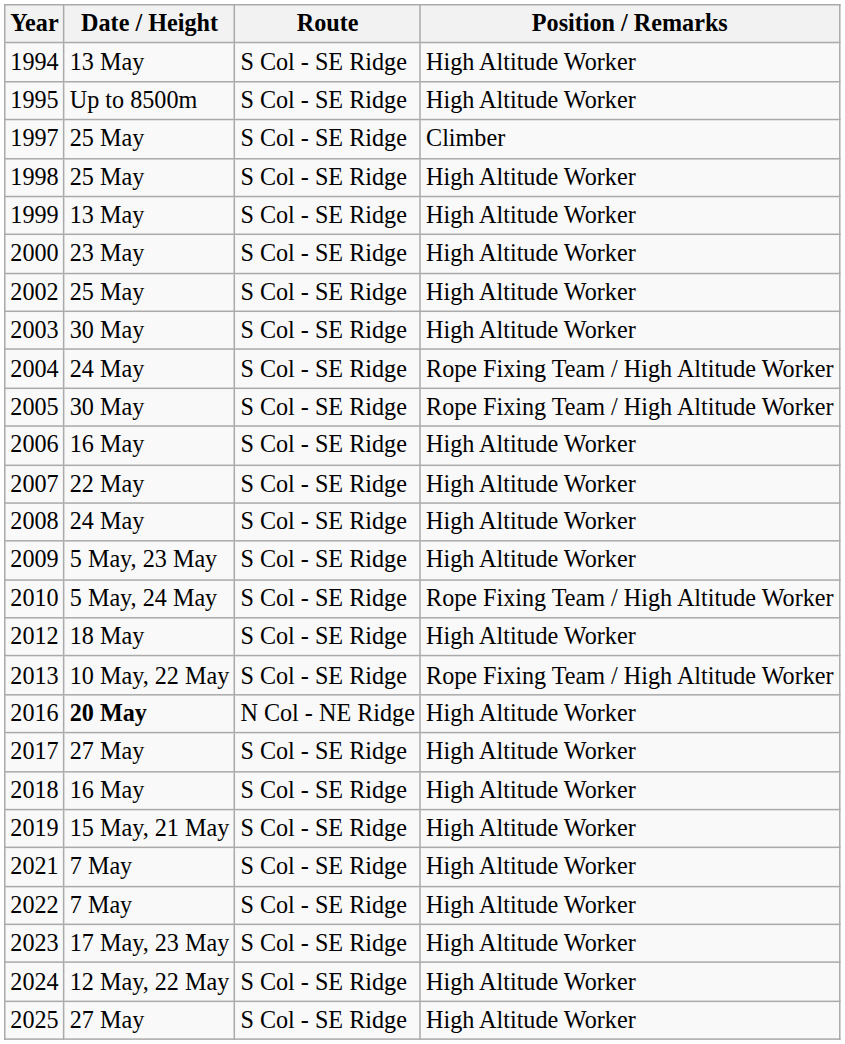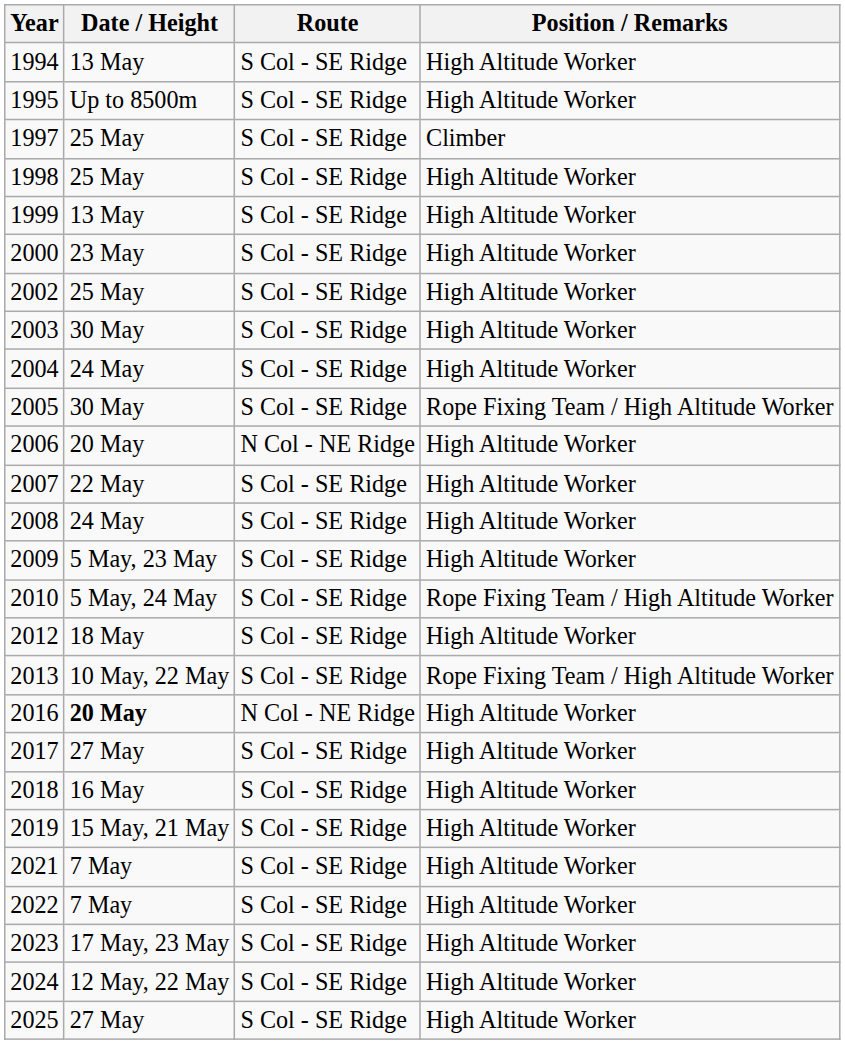(630, 368) Rope Fixing Team / High Altitude Worker -> (531, 368) High Altitude Worker
(107, 445) 16 May -> (107, 445) 20 May
(324, 445) S Col - SE Ridge -> (328, 445) N Col - NE Ridge
